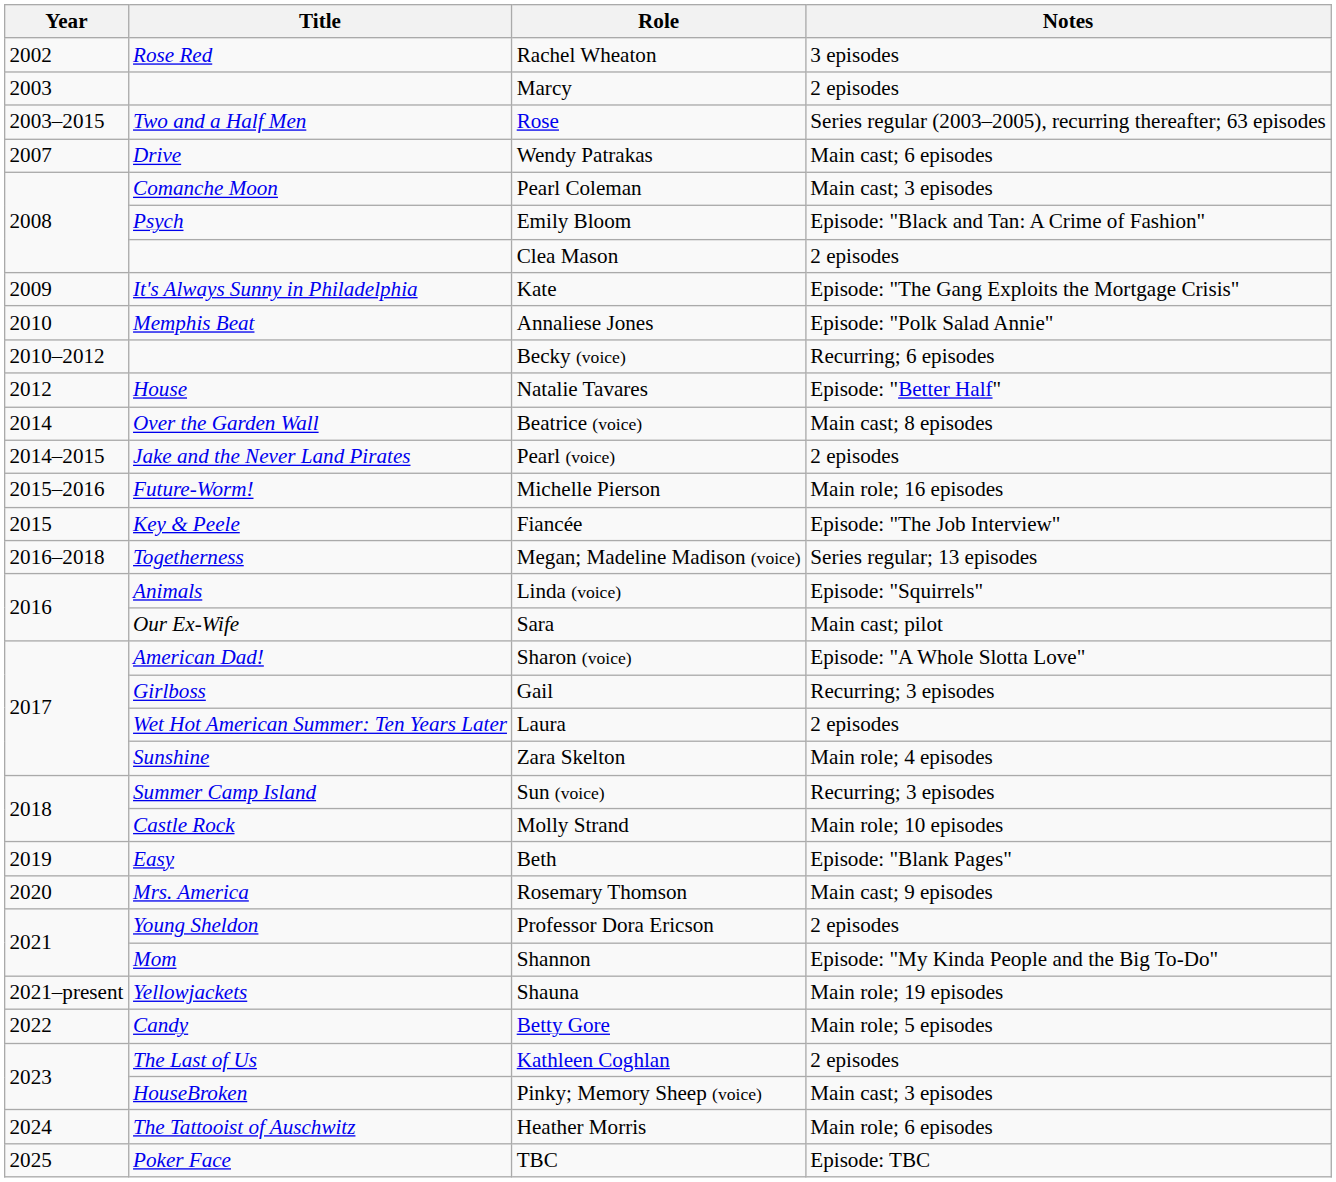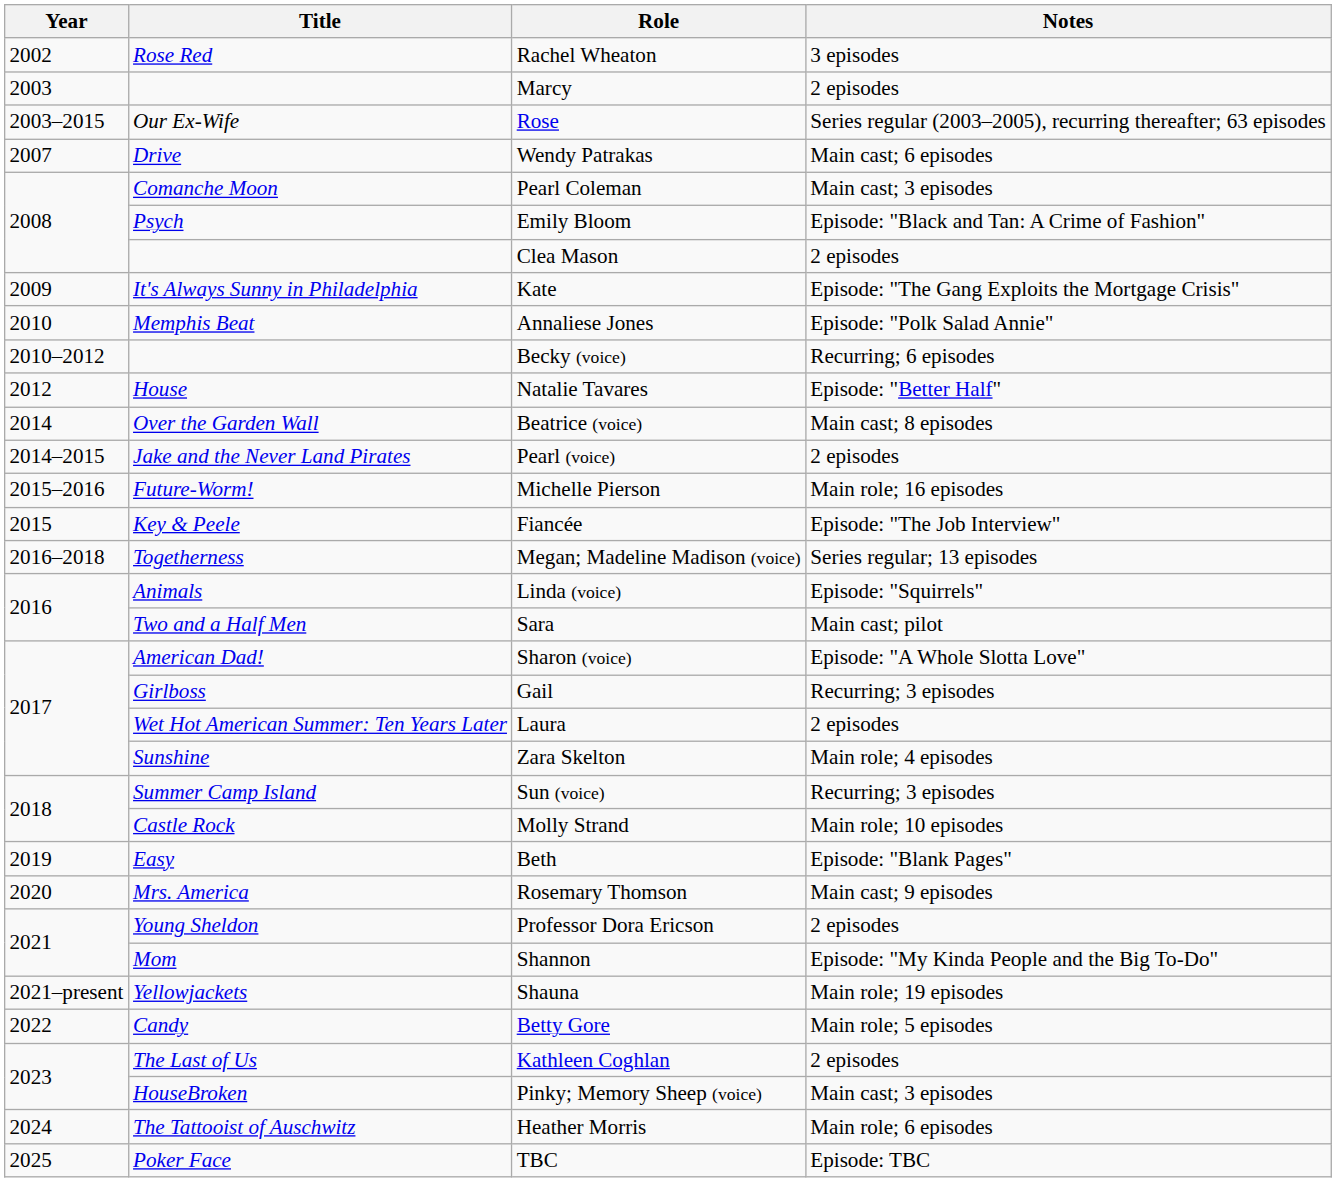(220, 121) Two and a Half Men -> (186, 121) Our Ex-Wife
(186, 624) Our Ex-Wife -> (220, 624) Two and a Half Men
